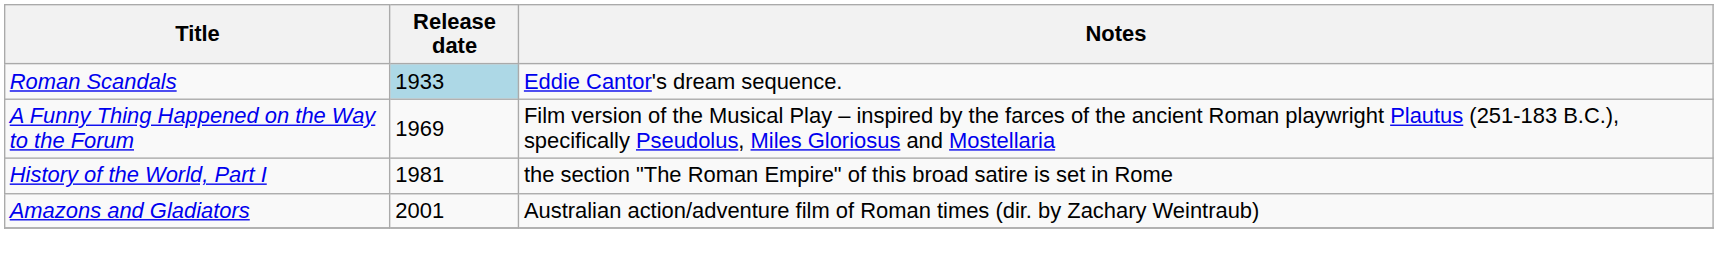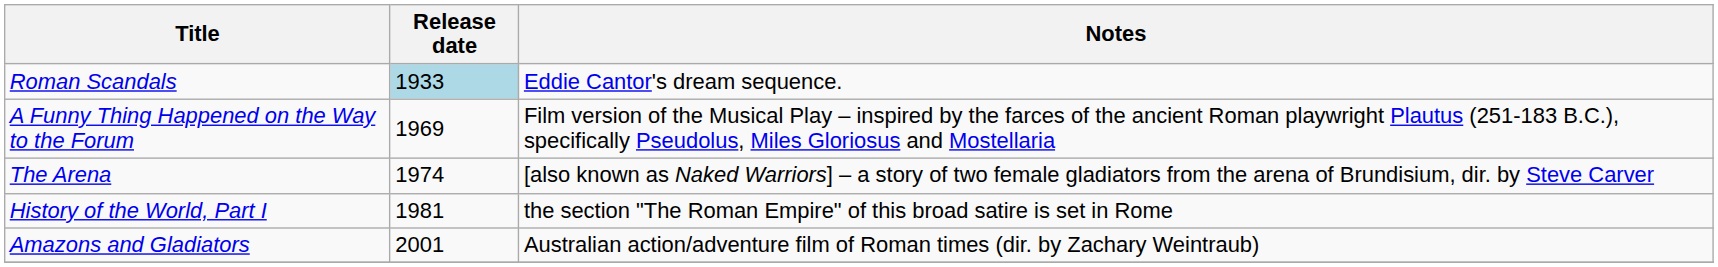+ row: (61, 175)
